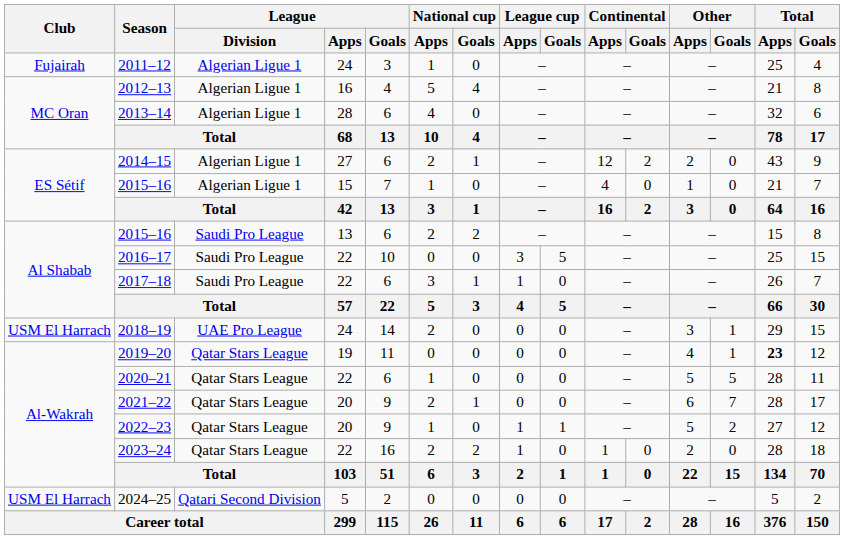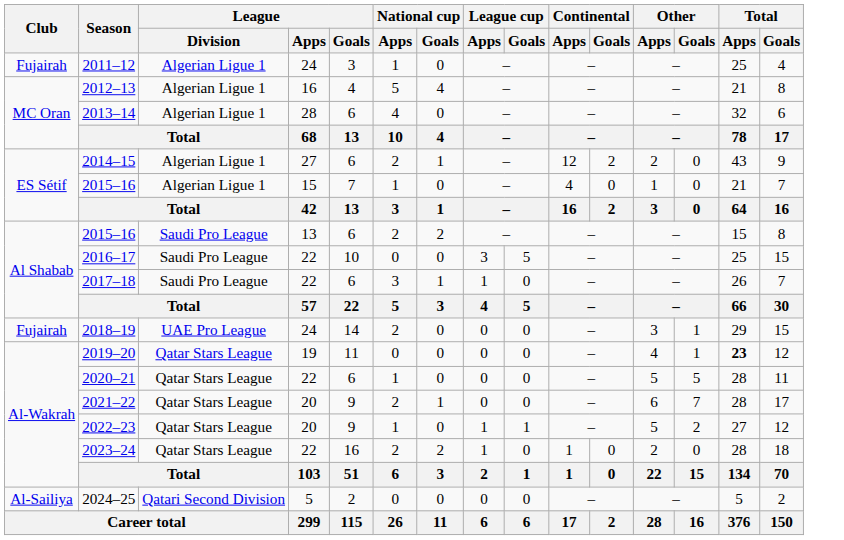(59, 329) USM El Harrach -> (42, 329) Fujairah
(59, 498) USM El Harrach -> (42, 498) Al-Sailiya
